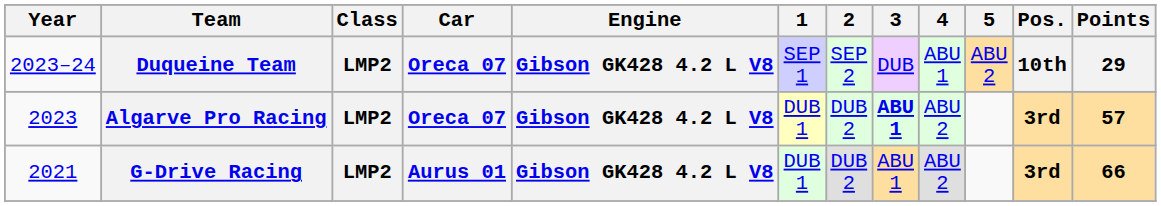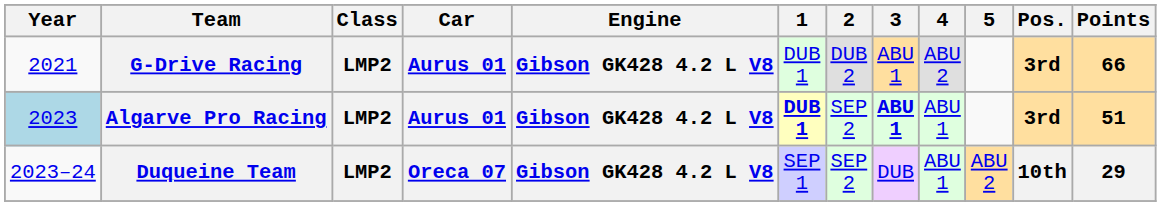rows swapped: (216, 173) <-> (216, 64)
(53, 119) no background -> (53, 119) lightblue background
(457, 119) Oreca 07 -> (457, 119) Aurus 01
(802, 119) normal -> (802, 119) bold
(849, 119) DUB 2 -> (849, 119) SEP 2
(942, 119) ABU 2 -> (942, 119) ABU 1
(1113, 119) 57 -> (1113, 119) 51
